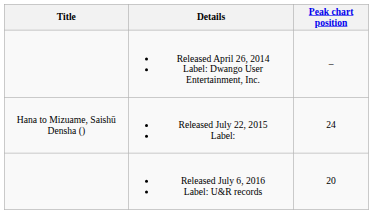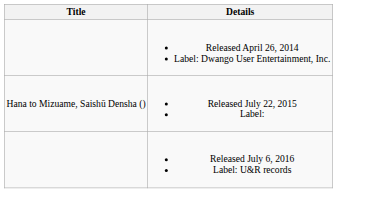- column: (331, 17)
